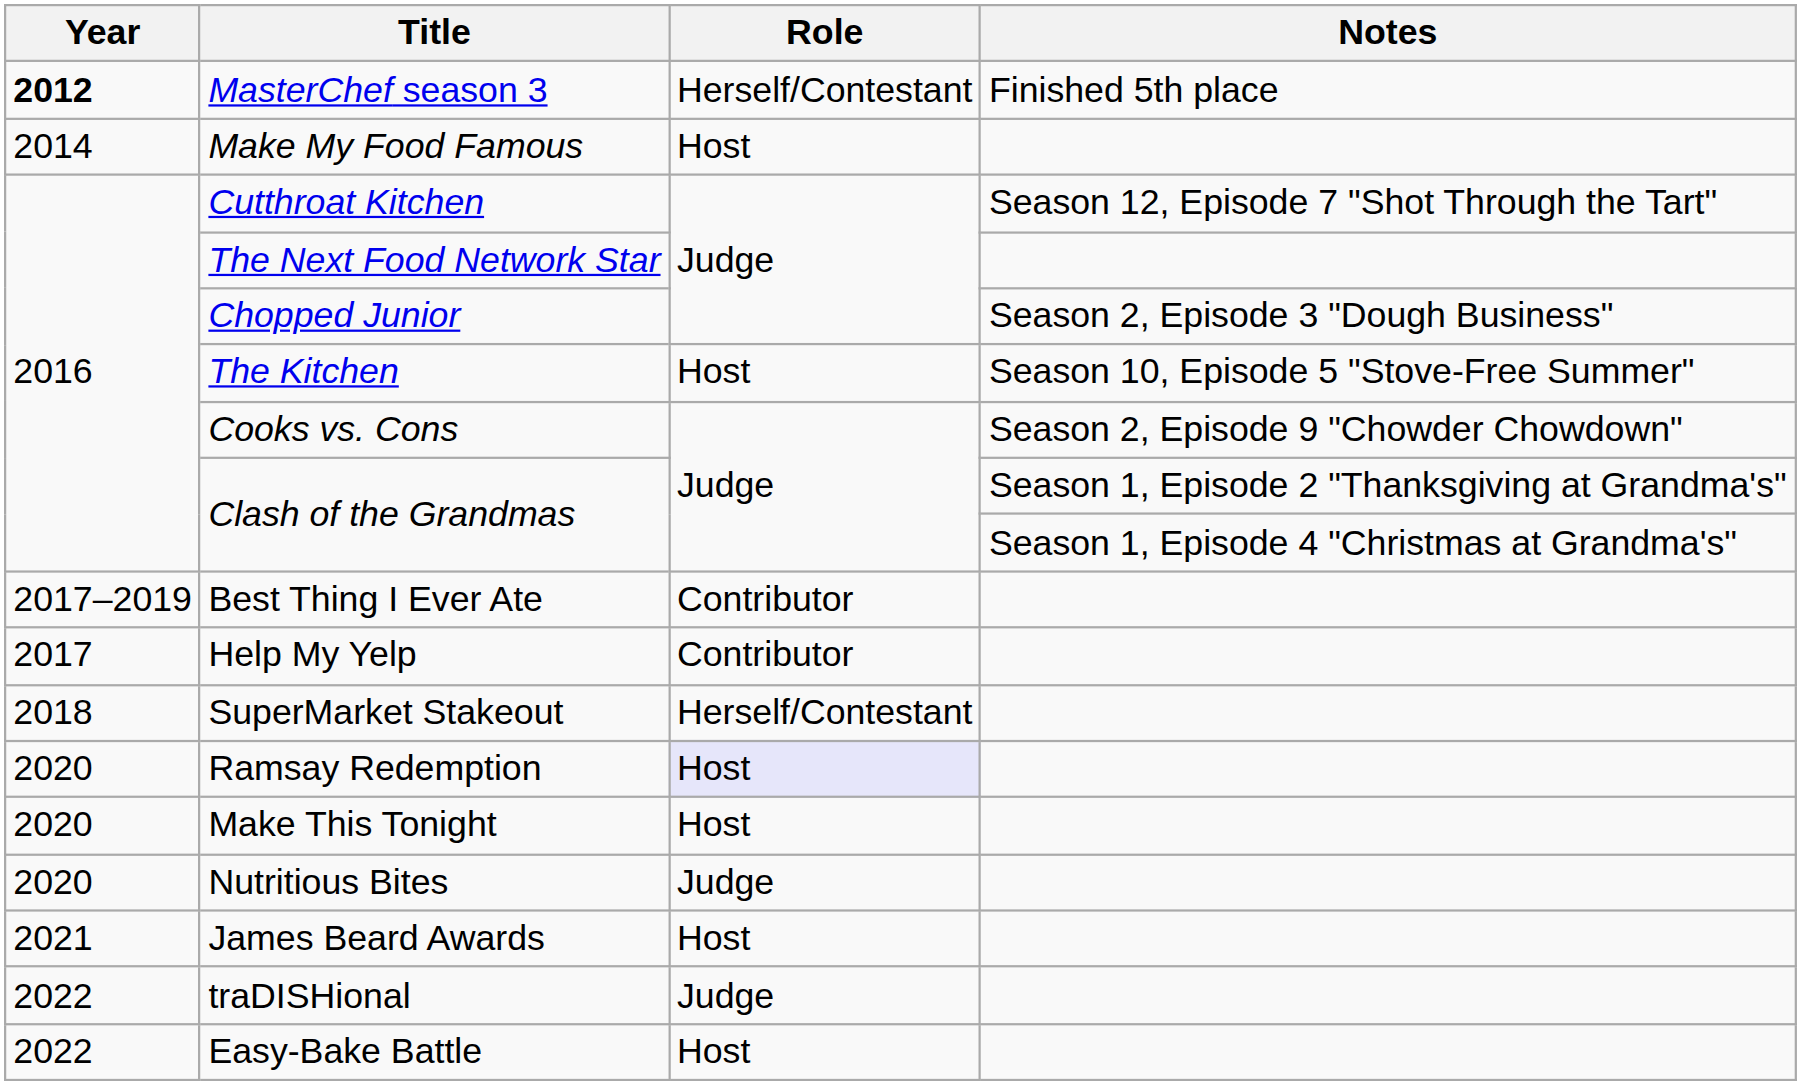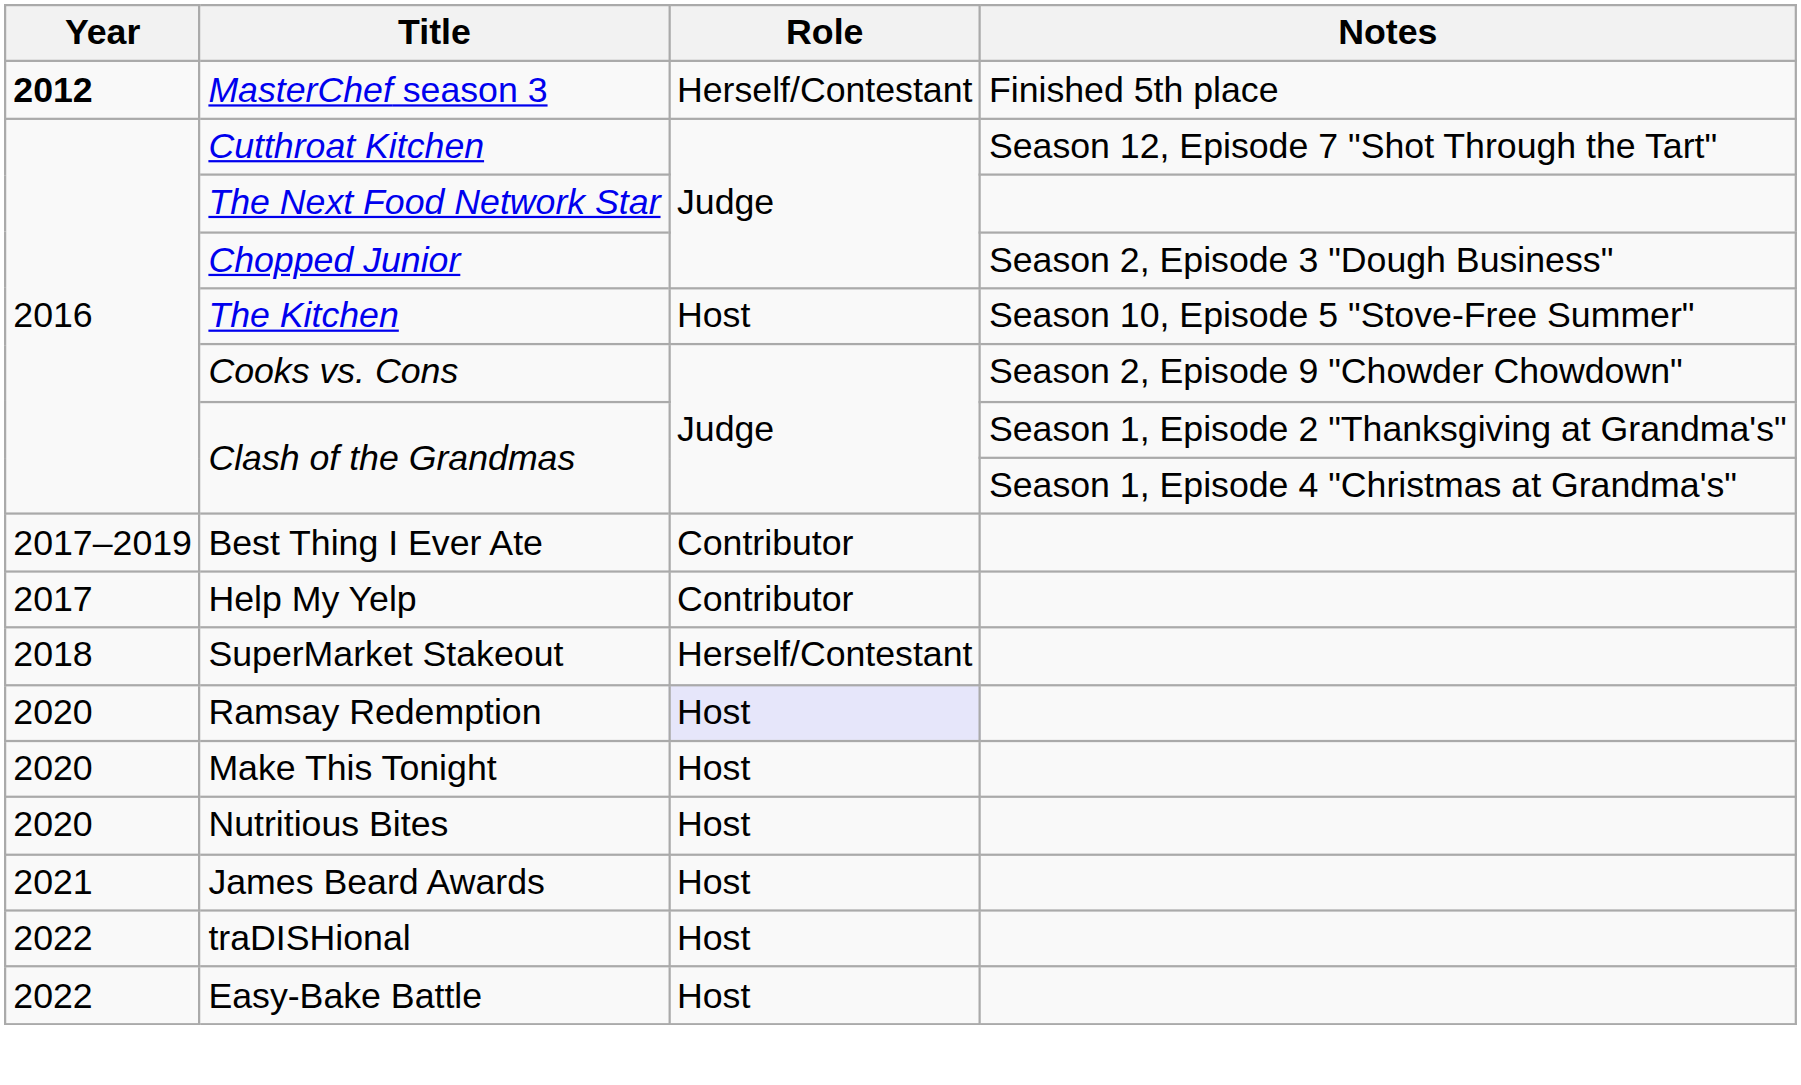- row: (396, 145)
(726, 881) Judge -> (714, 825) Host
(726, 994) Judge -> (714, 938) Host
